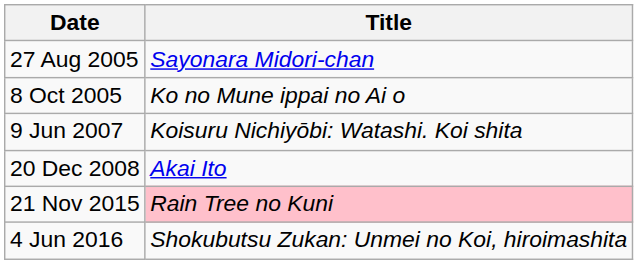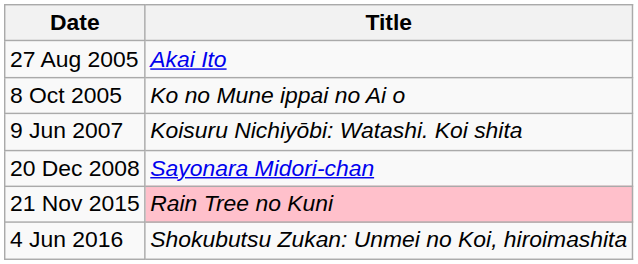(262, 58) Sayonara Midori-chan -> (188, 58) Akai Ito
(188, 167) Akai Ito -> (262, 167) Sayonara Midori-chan
